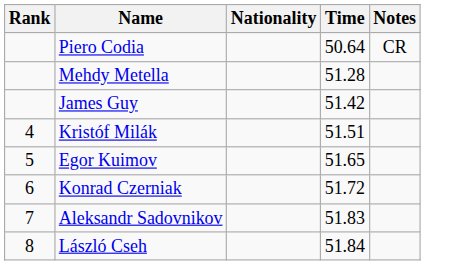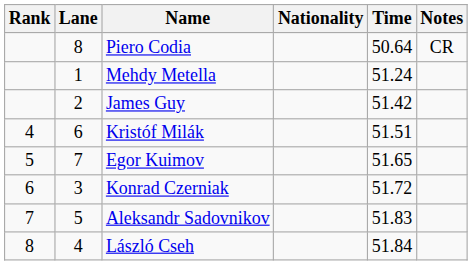+ column: (78, 18)
(345, 75) 51.28 -> (392, 75) 51.24
